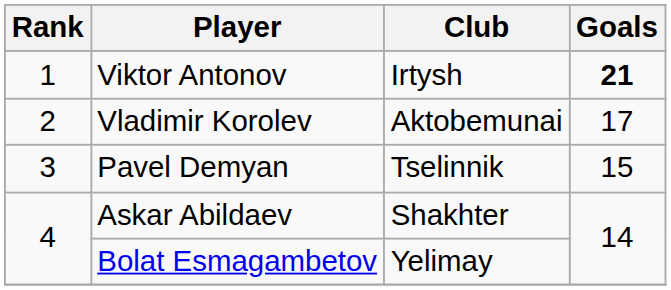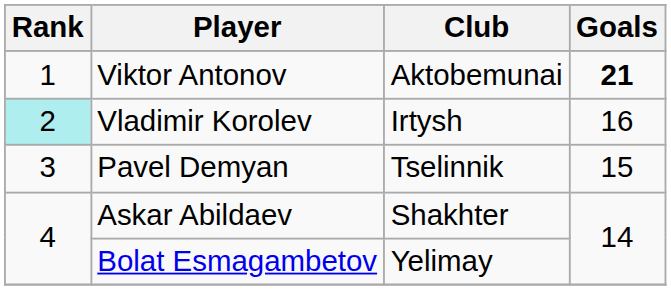(427, 74) Irtysh -> (477, 74) Aktobemunai
(48, 121) no background -> (48, 121) paleturquoise background
(477, 121) Aktobemunai -> (427, 121) Irtysh
(617, 121) 17 -> (617, 121) 16
